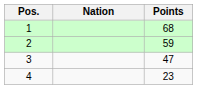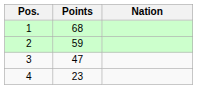columns swapped: (98, 12) <-> (168, 12)
